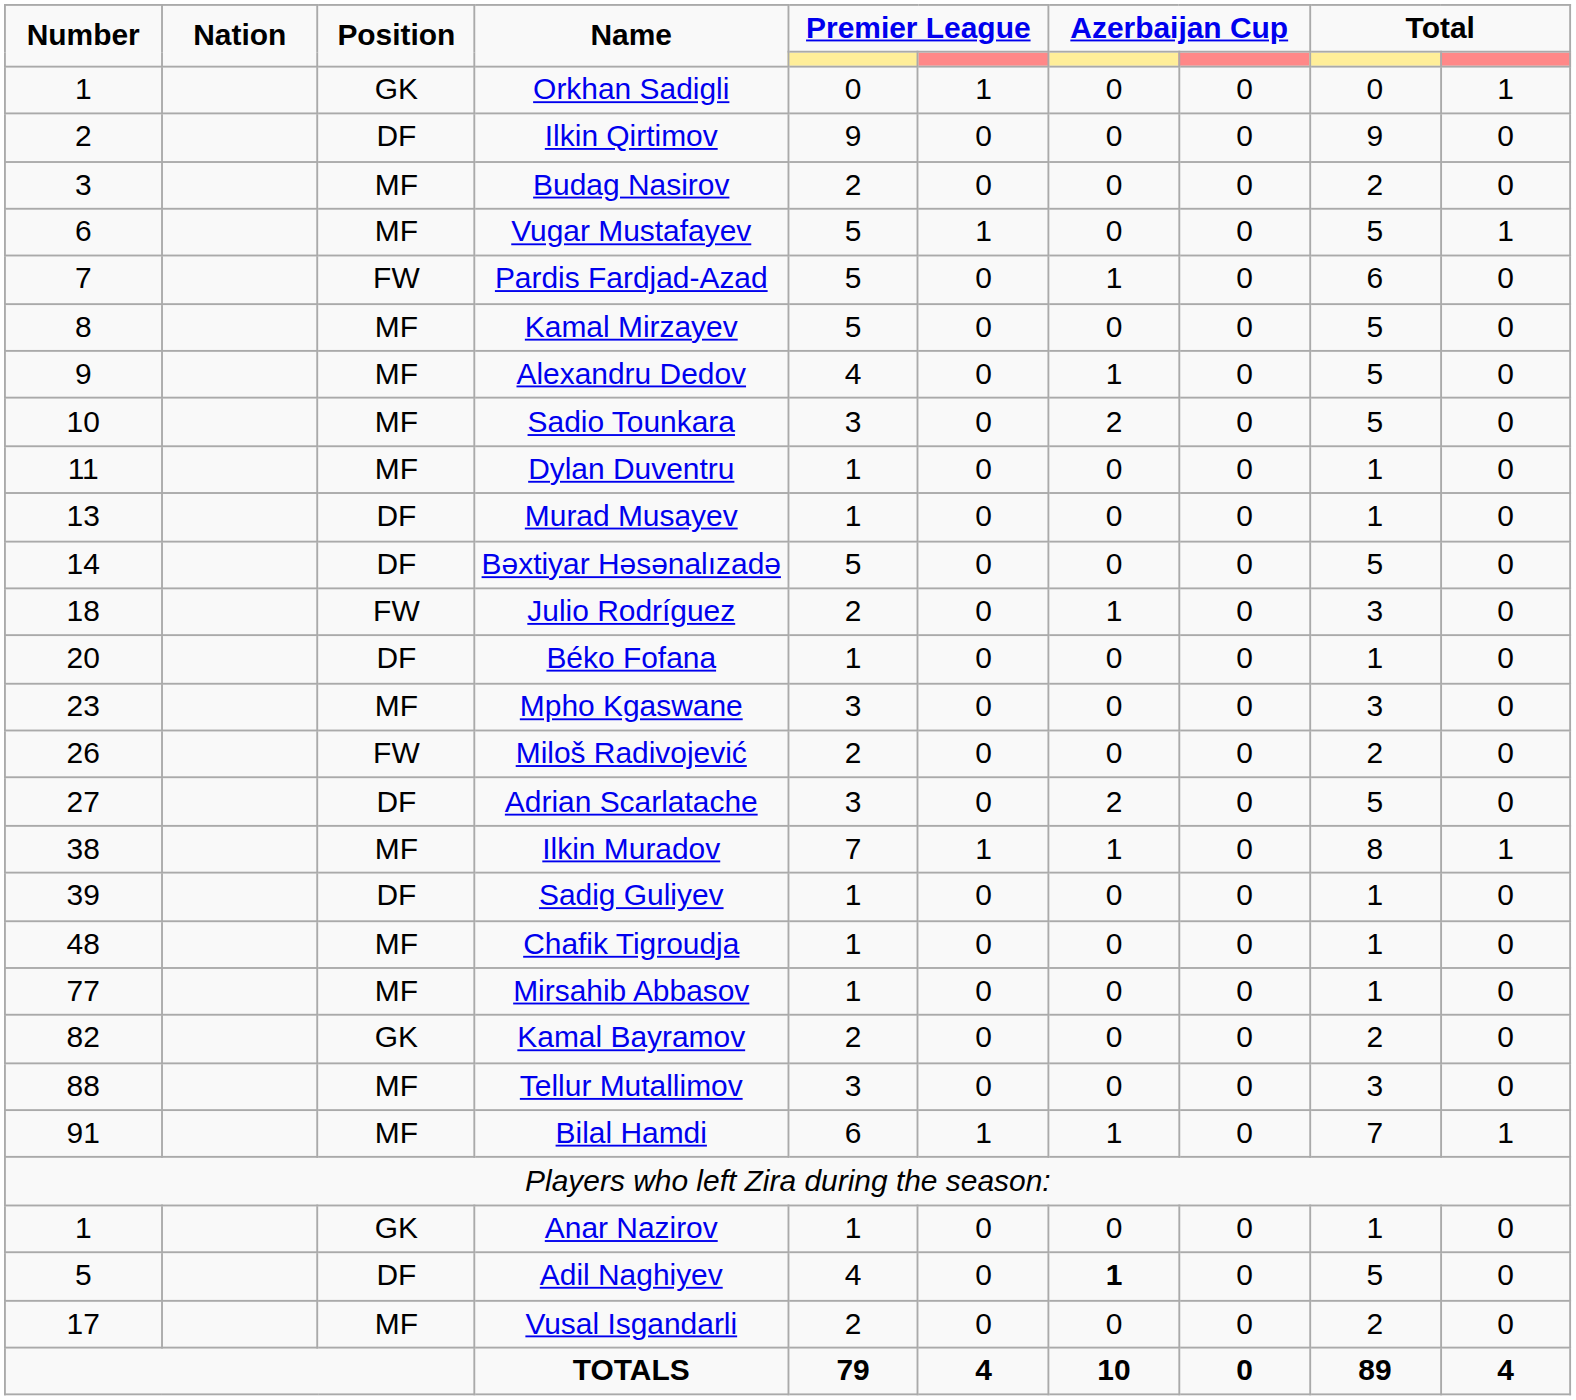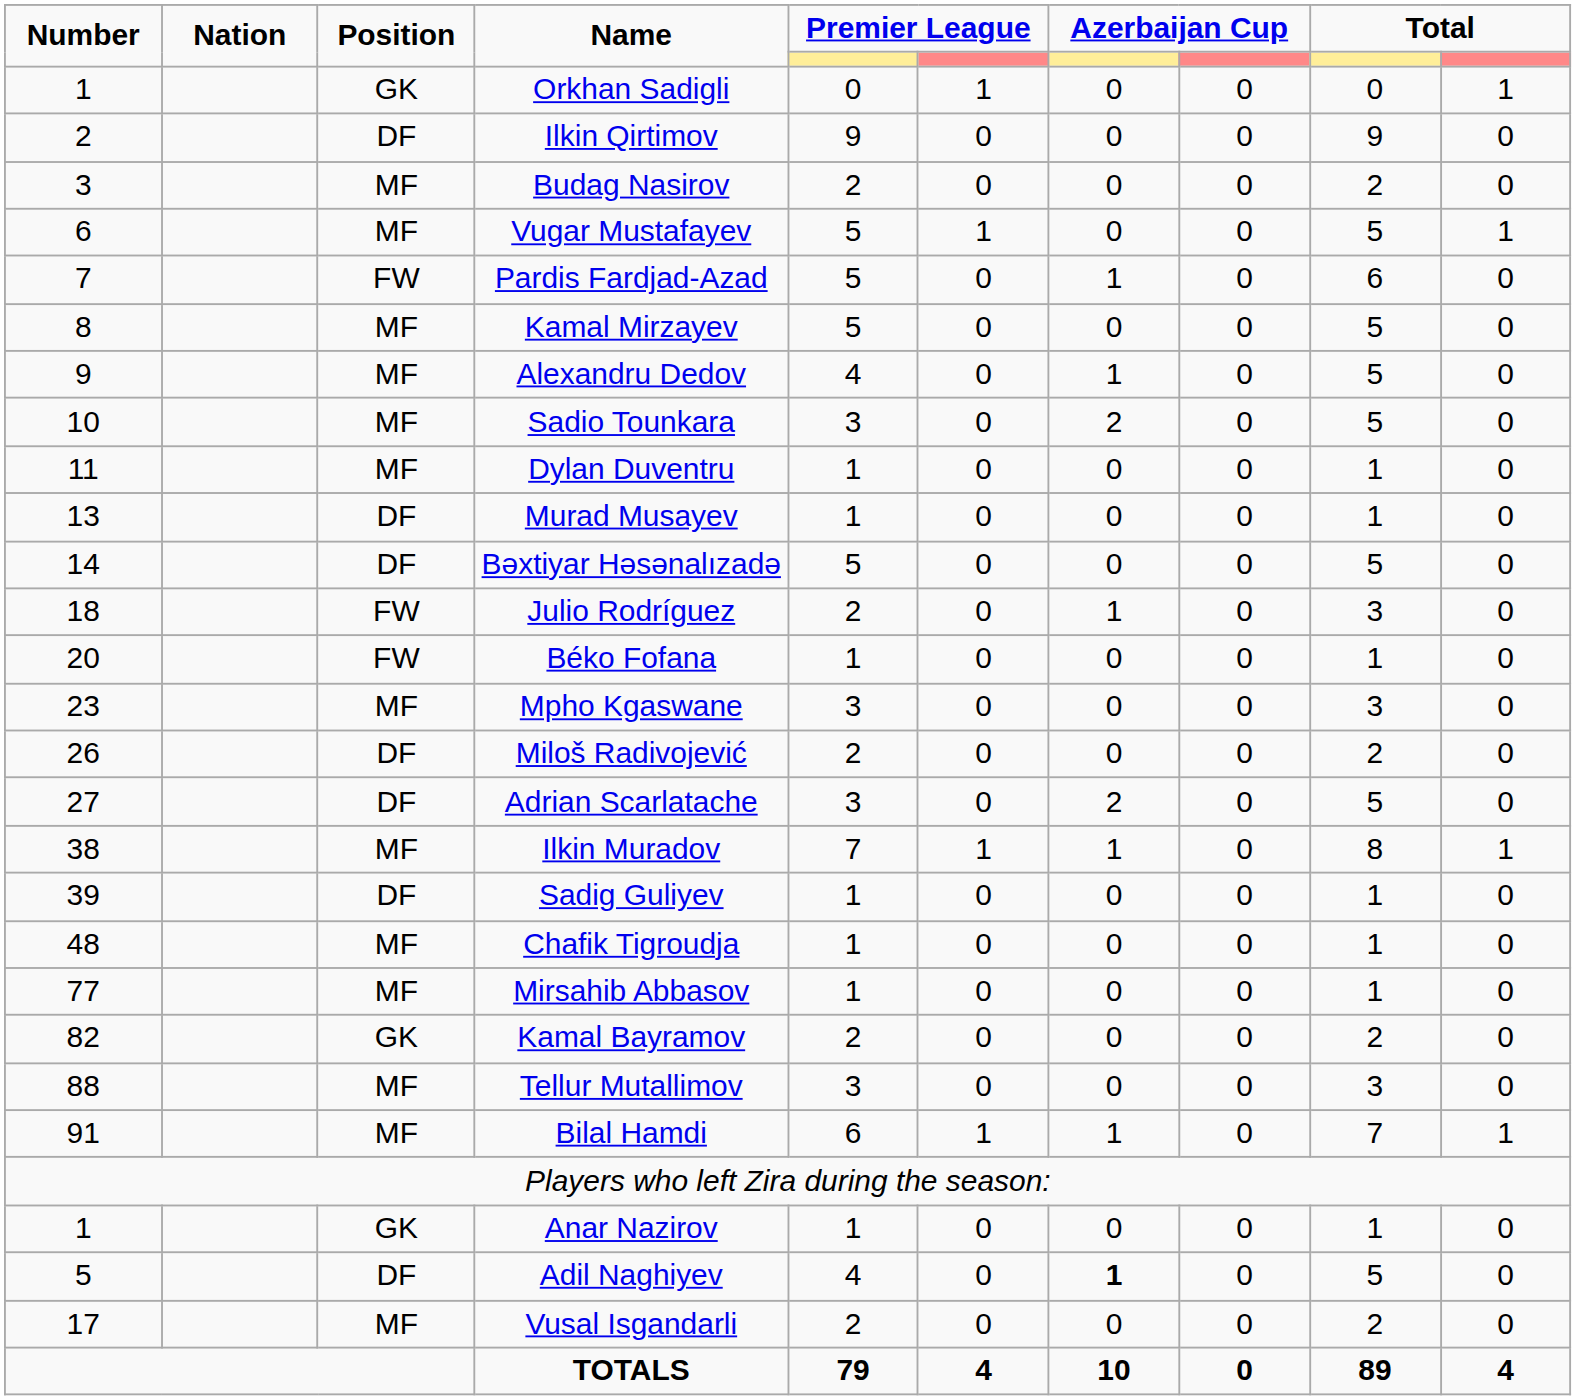(396, 658) DF -> (396, 658) FW
(396, 753) FW -> (396, 753) DF
